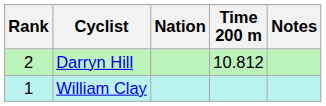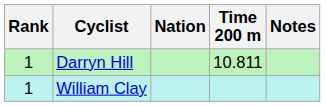(28, 62) 2 -> (28, 62) 1
(239, 62) 10.812 -> (238, 62) 10.811
